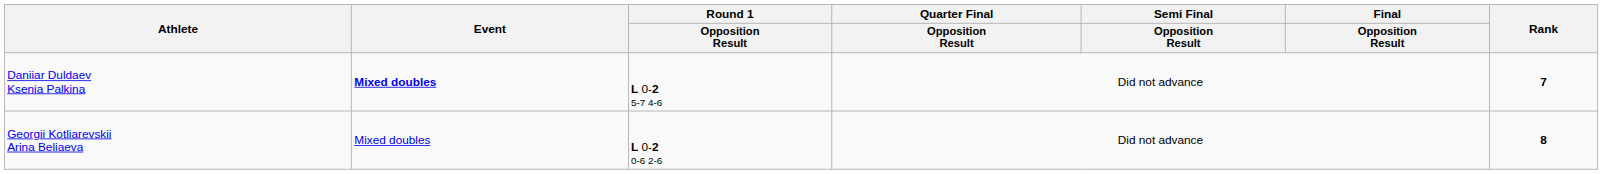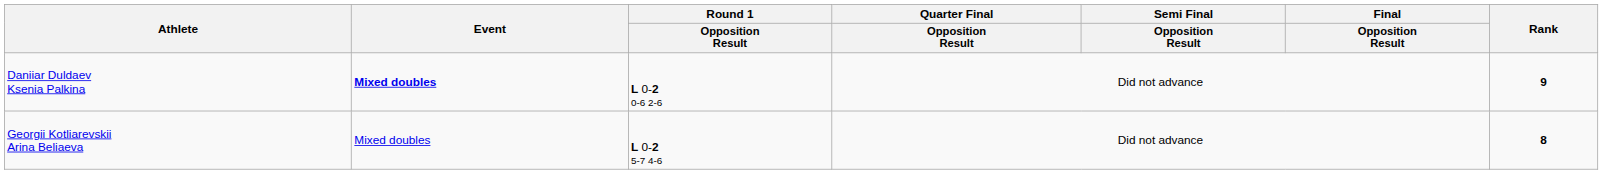(647, 95) L 0-2 5-7 4-6 -> (647, 95) L 0-2 0-6 2-6
(1544, 82) 7 -> (1544, 82) 9
(647, 154) L 0-2 0-6 2-6 -> (647, 154) L 0-2 5-7 4-6
